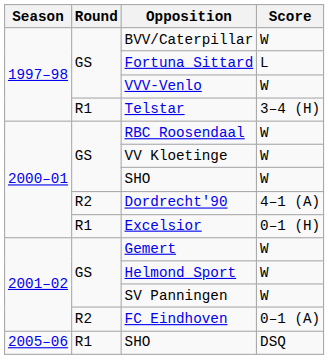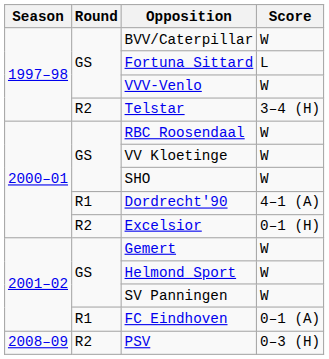(83, 109) R1 -> (83, 109) R2
(83, 203) R2 -> (83, 203) R1
(83, 226) R1 -> (83, 226) R2
(83, 319) R2 -> (83, 319) R1
- row: (137, 342)
+ row: (137, 342)
